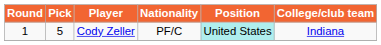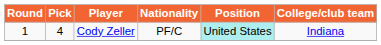(60, 31) 5 -> (60, 31) 4
